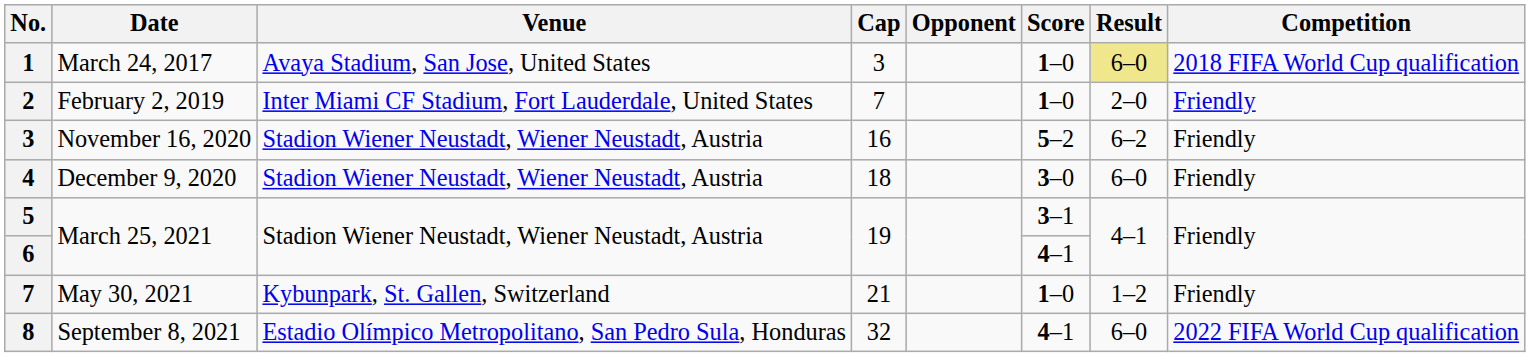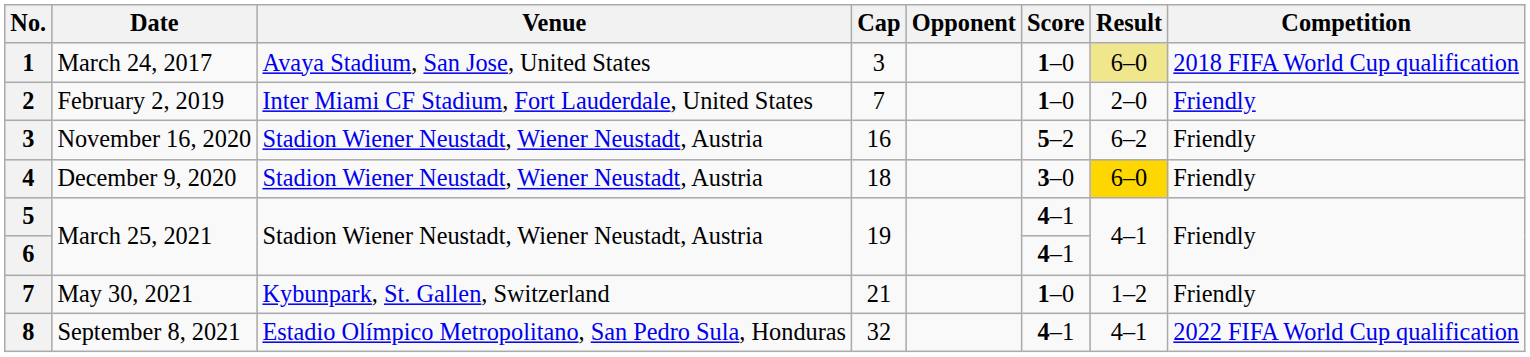(1129, 178) no background -> (1129, 178) gold background
(1056, 216) 3–1 -> (1056, 216) 4–1
(1129, 332) 6–0 -> (1129, 332) 4–1
